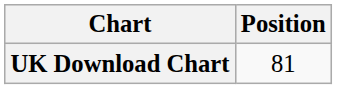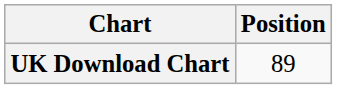(283, 63) 81 -> (283, 63) 89
